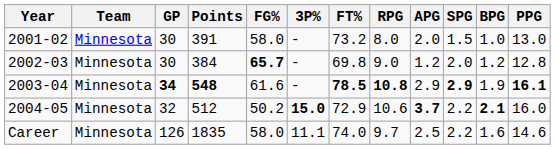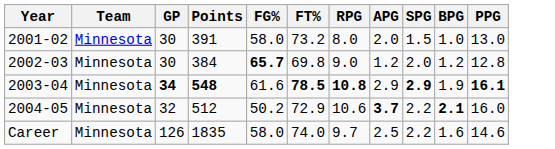- column: (308, 16)
